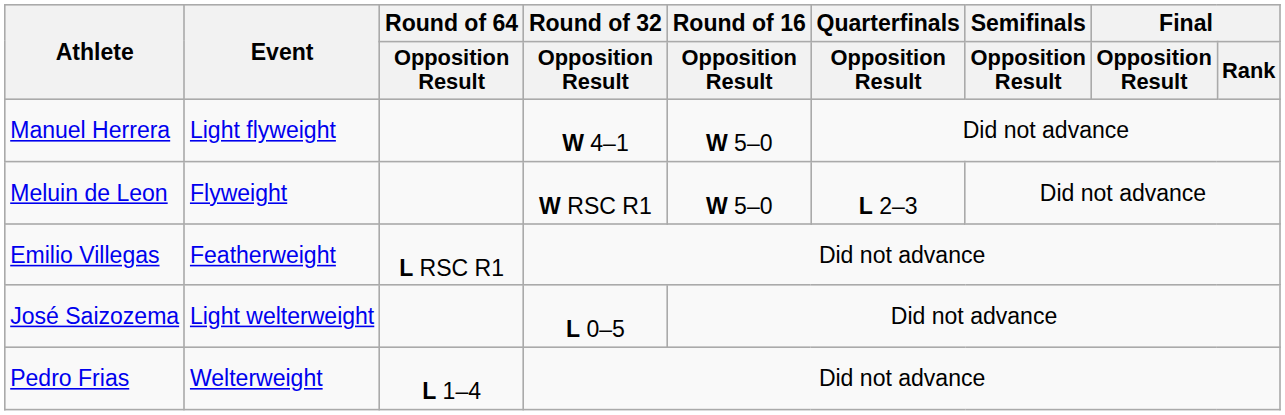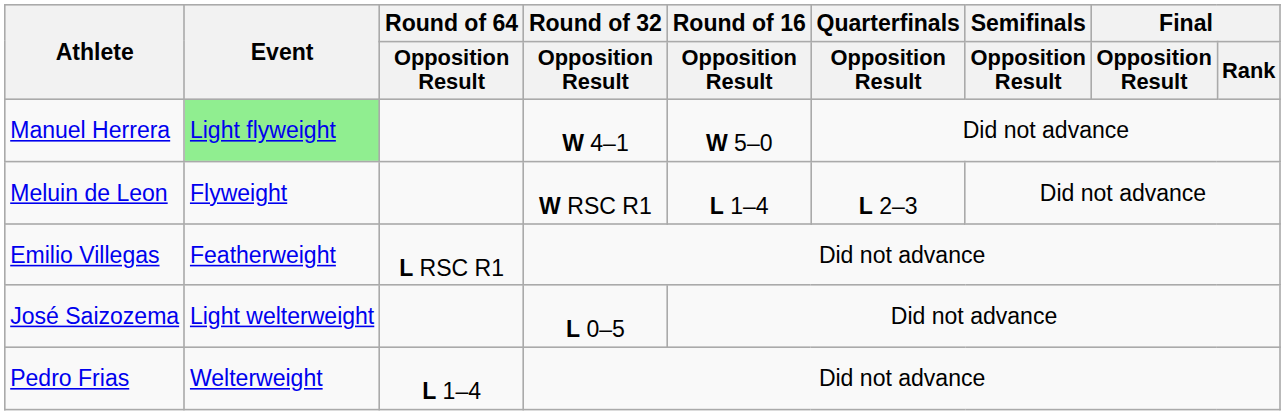(263, 131) no background -> (263, 131) lightgreen background
(739, 206) W 5–0 -> (739, 206) L 1–4
